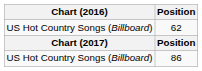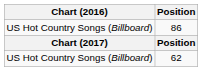rows swapped: (176, 27) <-> (176, 58)
